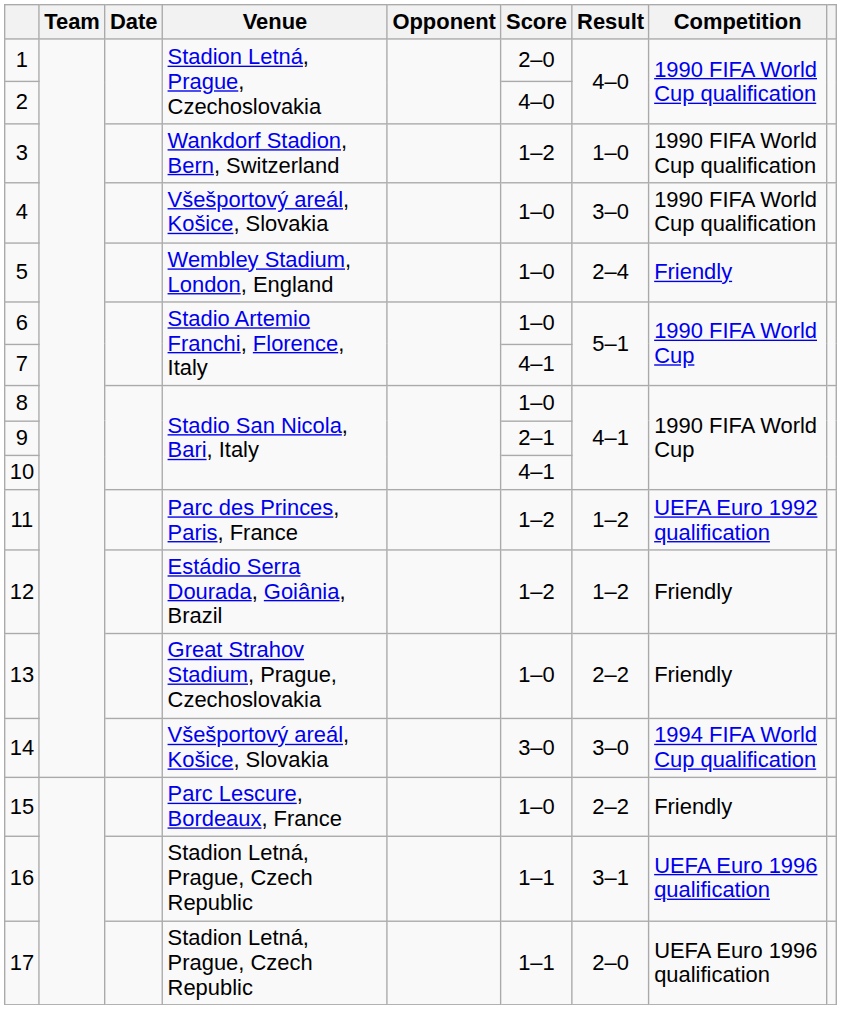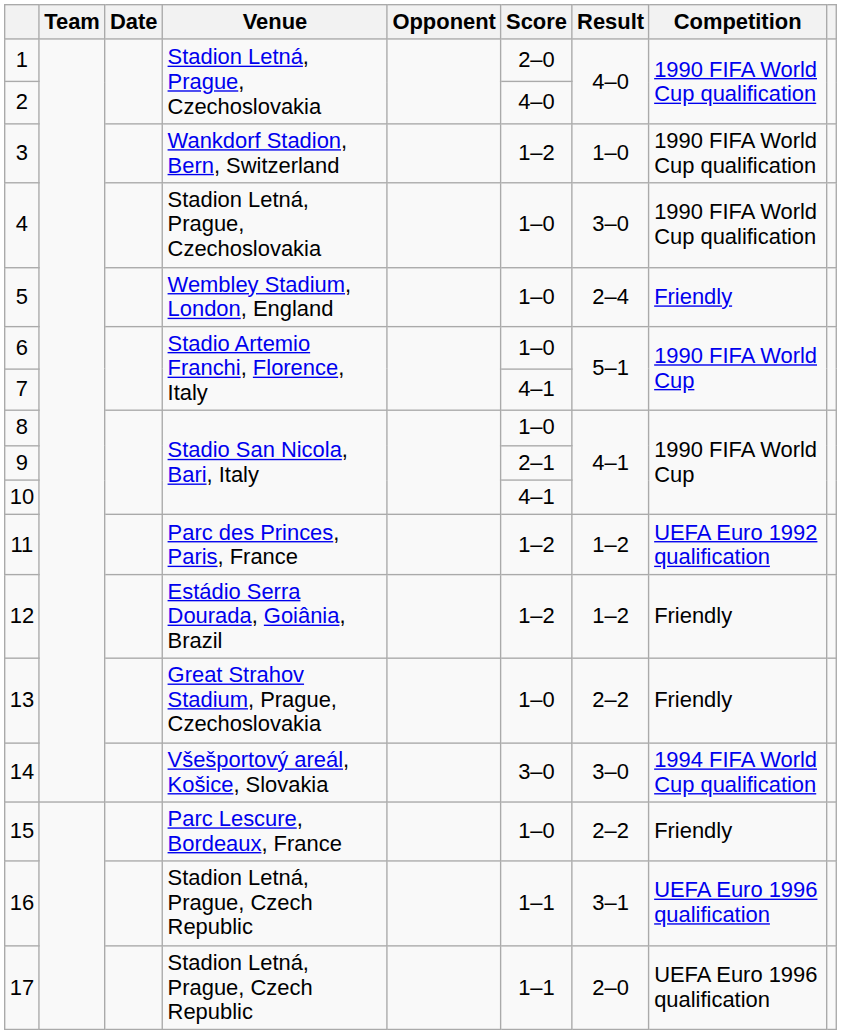(258, 212) Všešportový areál, Košice, Slovakia -> (244, 224) Stadion Letná, Prague, Czechoslovakia
